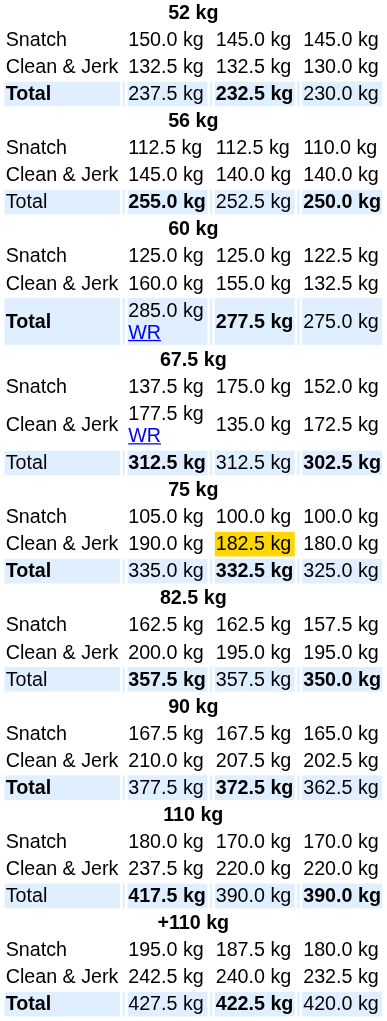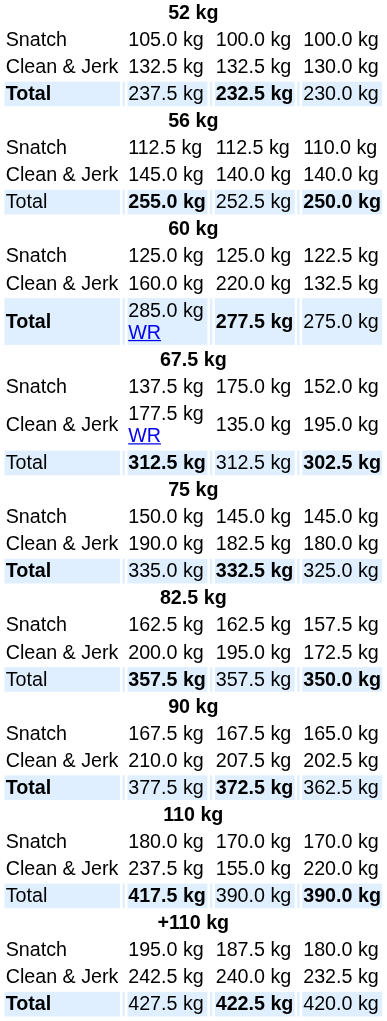rows swapped: (36, 516) <-> (36, 39)
(253, 283) 155.0 kg -> (253, 283) 220.0 kg
(341, 424) 172.5 kg -> (341, 424) 195.0 kg
(253, 544) gold background -> (253, 544) no background
(341, 652) 195.0 kg -> (341, 652) 172.5 kg
(253, 868) 220.0 kg -> (253, 868) 155.0 kg
